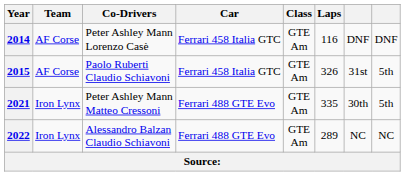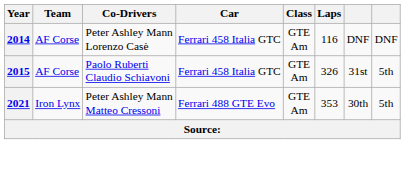(329, 104) 335 -> (329, 104) 353
- row: (18, 136)
